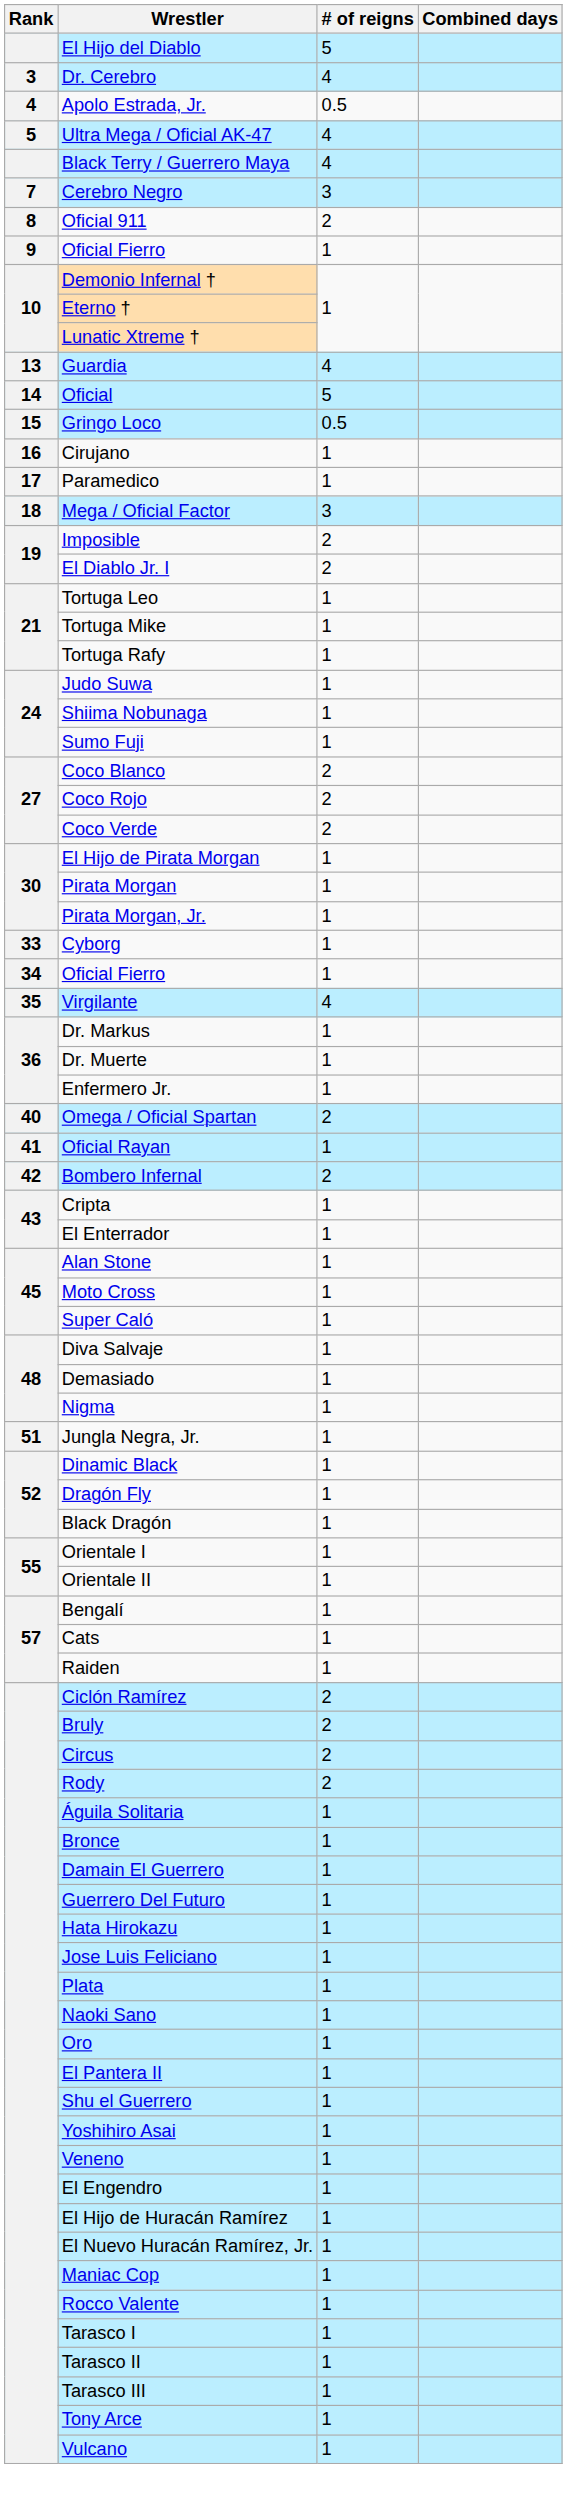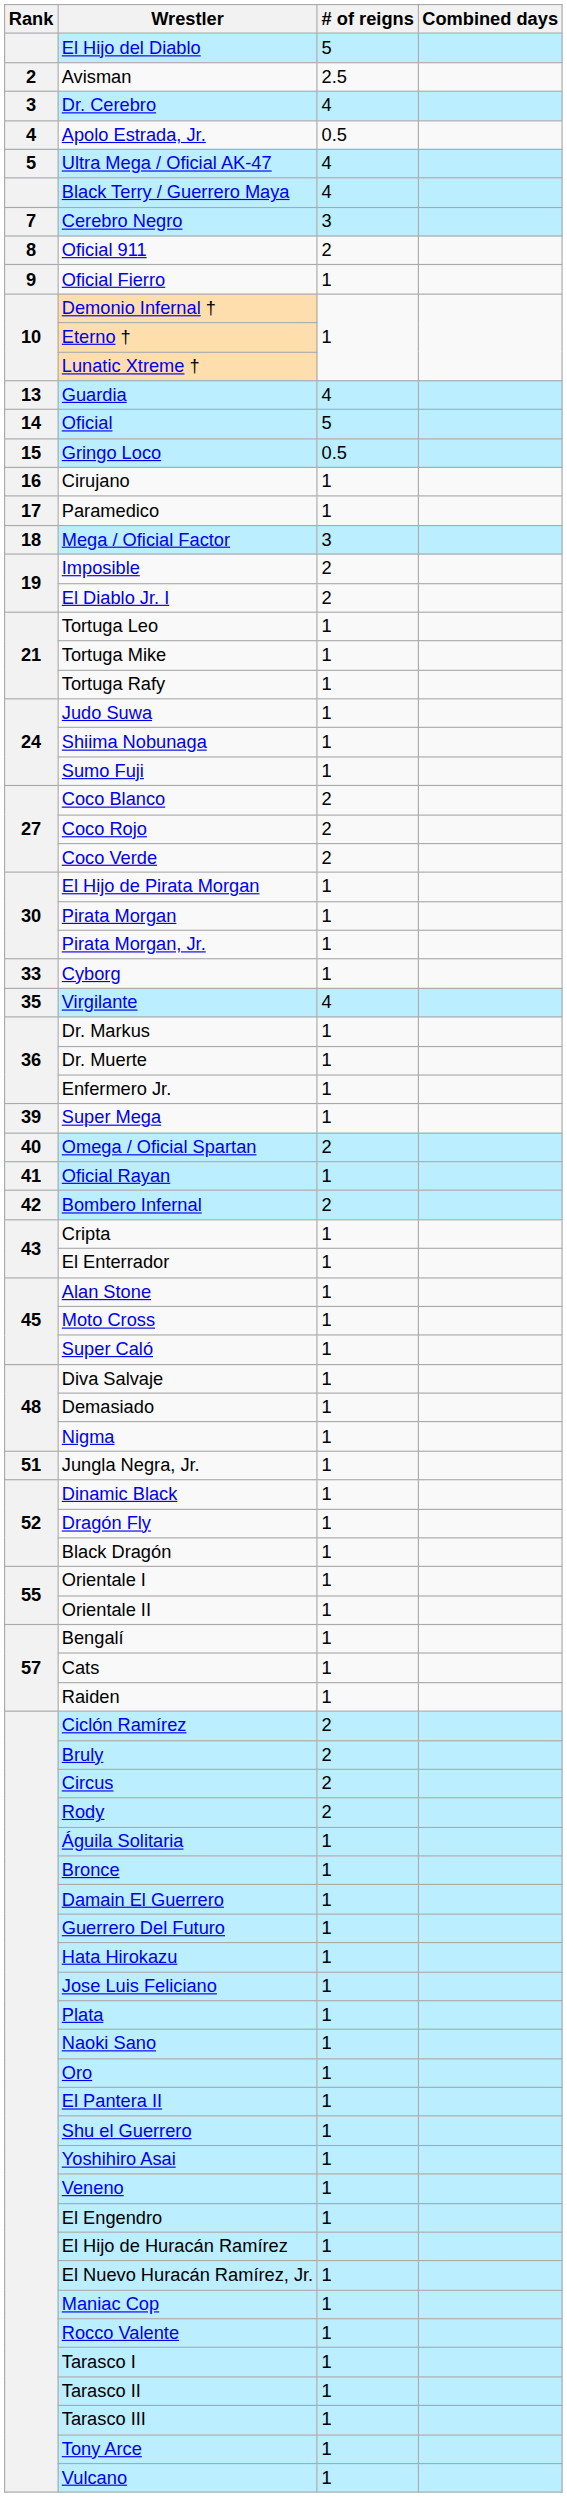+ row: (31, 76)
- row: (31, 973)
+ row: (31, 1118)
